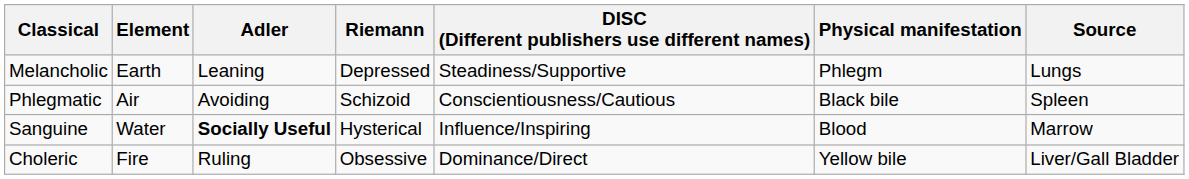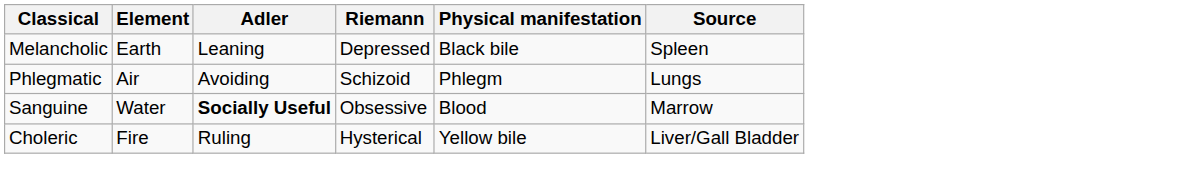- column: (624, 29)
(851, 70) Phlegm -> (479, 49) Black bile
(1056, 70) Lungs -> (679, 49) Spleen
(859, 99) Black bile -> (471, 78) Phlegm
(1059, 99) Spleen -> (676, 78) Lungs
(381, 129) Hysterical -> (383, 108) Obsessive
(383, 159) Obsessive -> (381, 138) Hysterical
